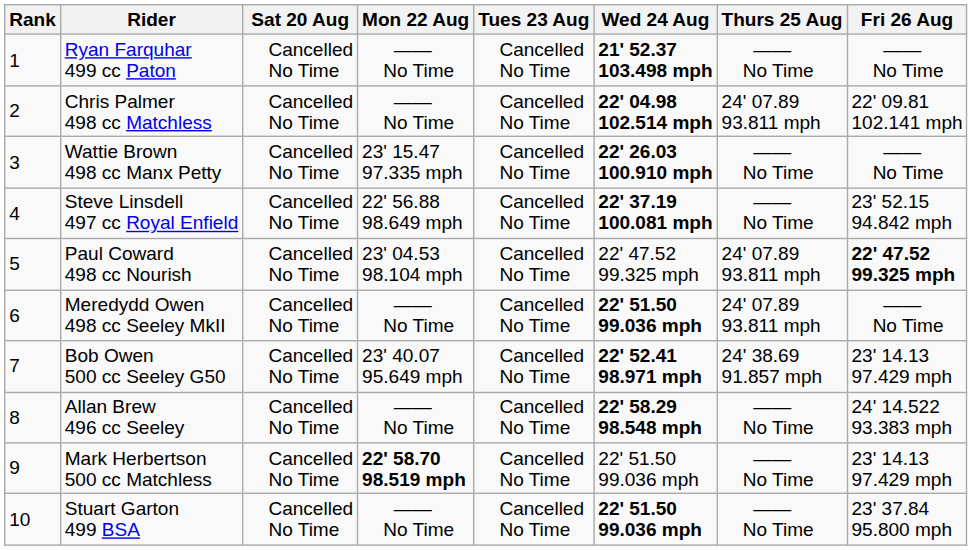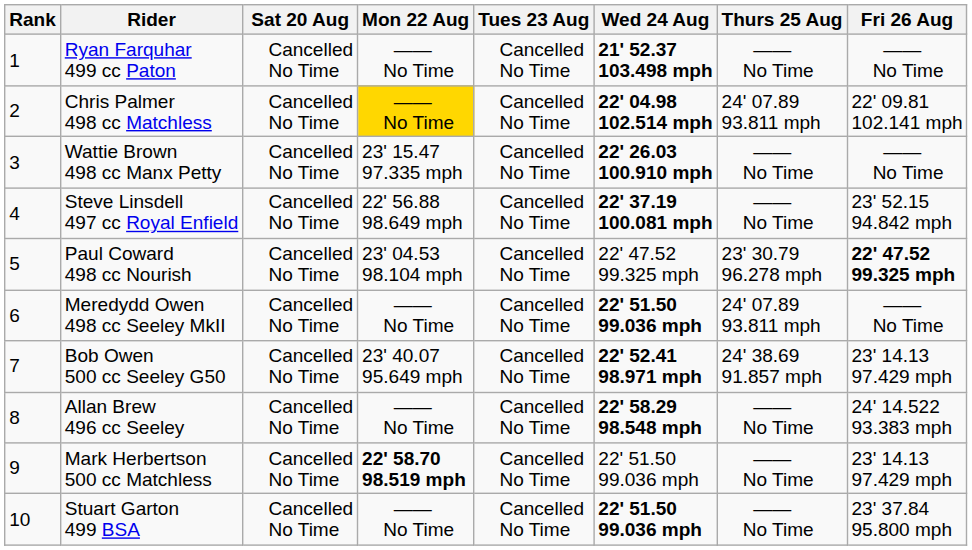(408, 111) no background -> (408, 111) gold background
(771, 264) 24' 07.89 93.811 mph -> (772, 264) 23' 30.79 96.278 mph
